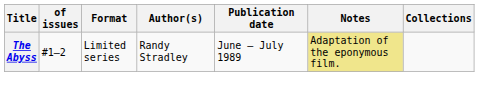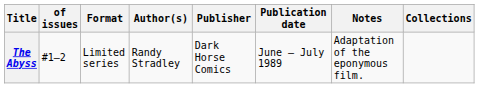+ column: (224, 18)
(349, 52) khaki background -> (364, 58) no background
